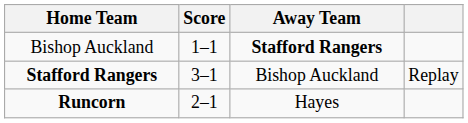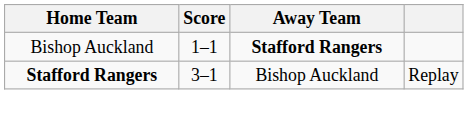- row: (92, 103)
